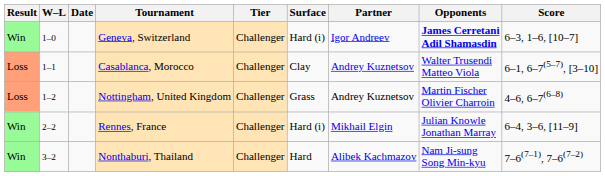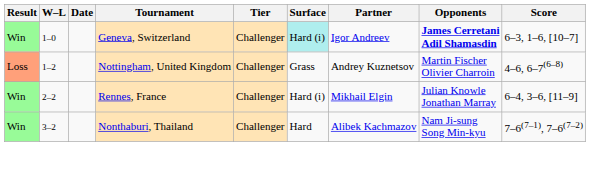(307, 36) no background -> (307, 36) paleturquoise background
- row: (146, 66)
